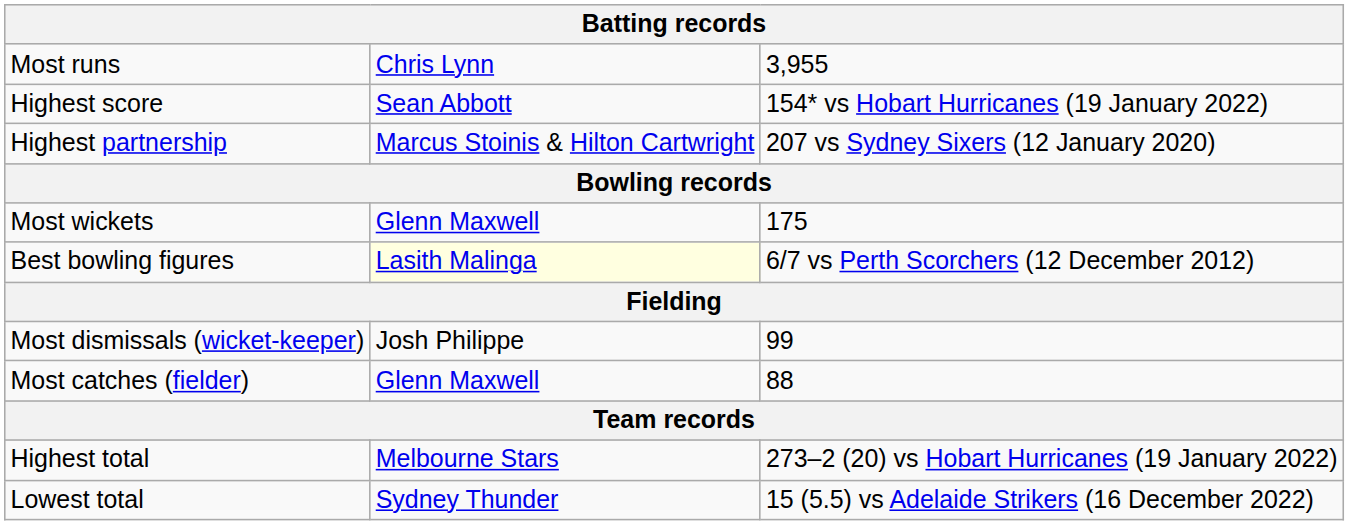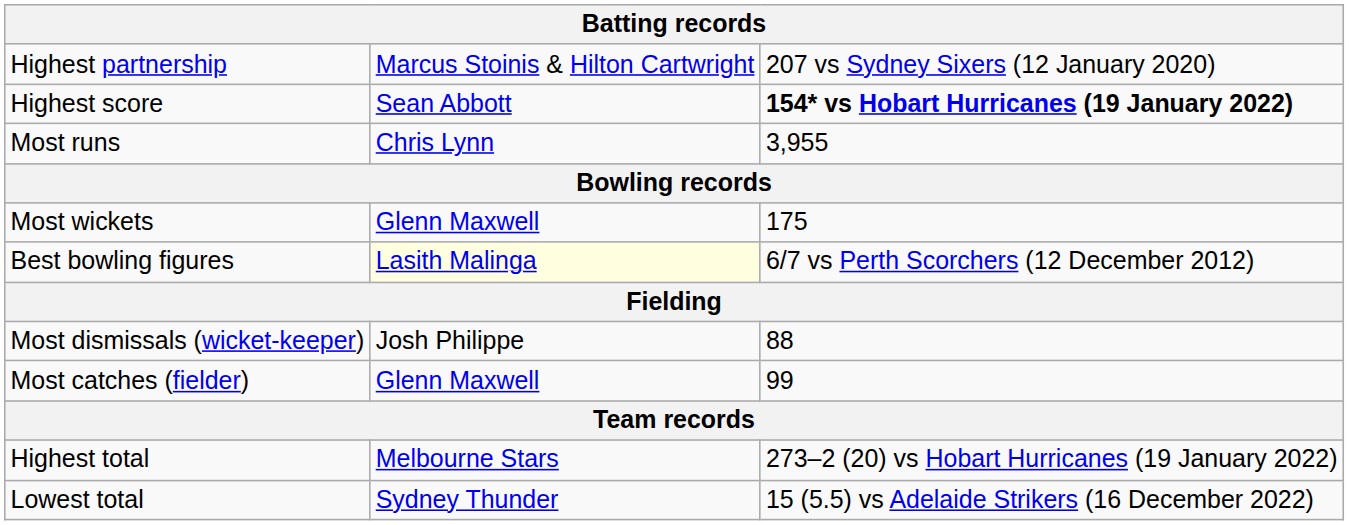rows swapped: (65, 63) <-> (119, 143)
(1017, 103) normal -> (1030, 103) bold
(780, 340) 99 -> (780, 340) 88
(780, 380) 88 -> (780, 380) 99
